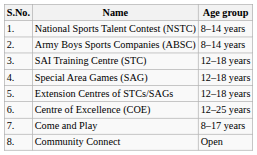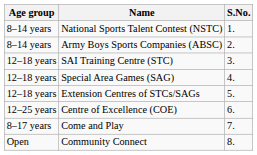columns swapped: (18, 12) <-> (226, 12)
